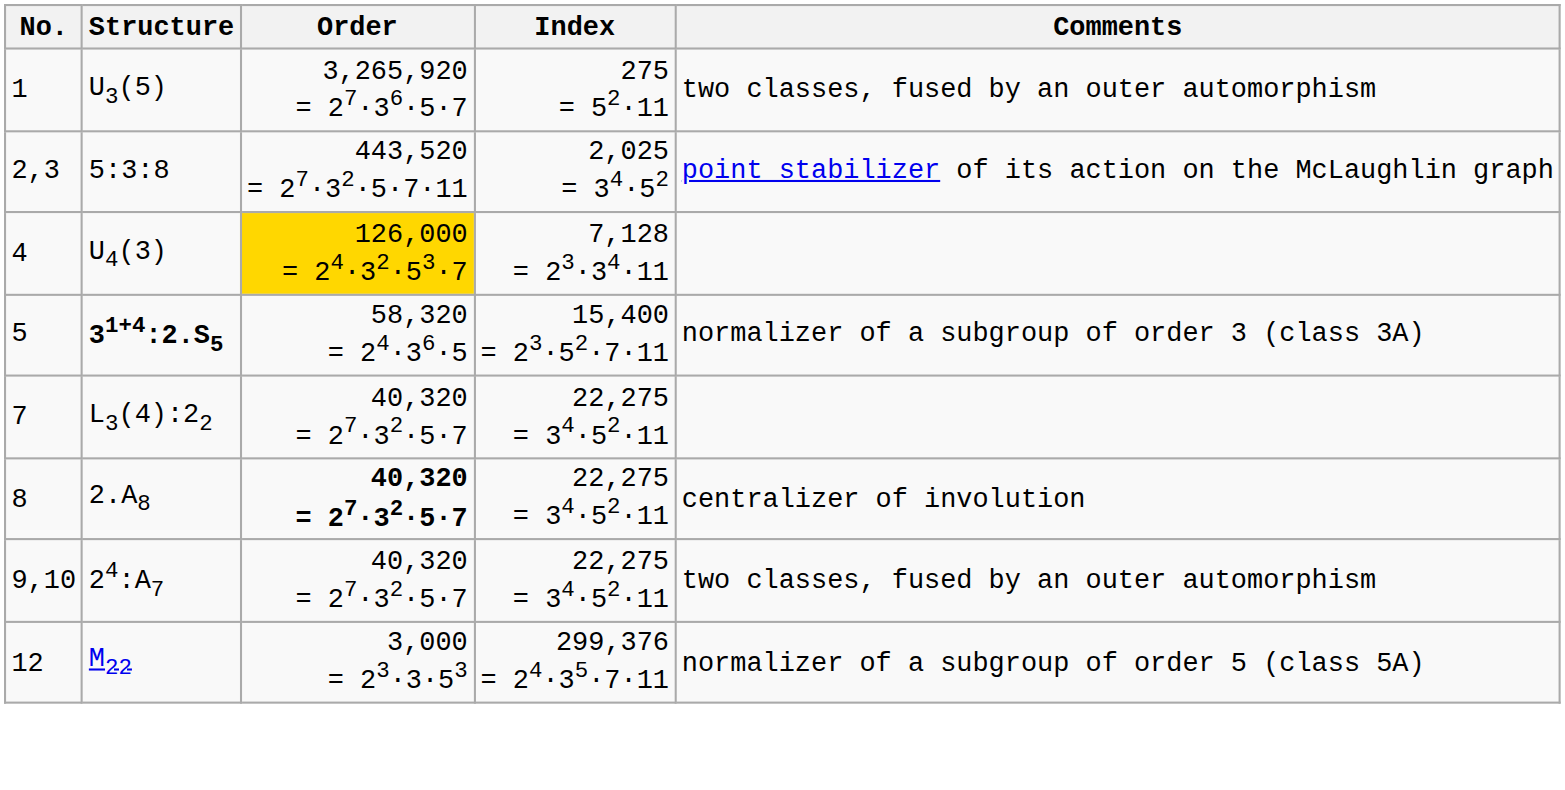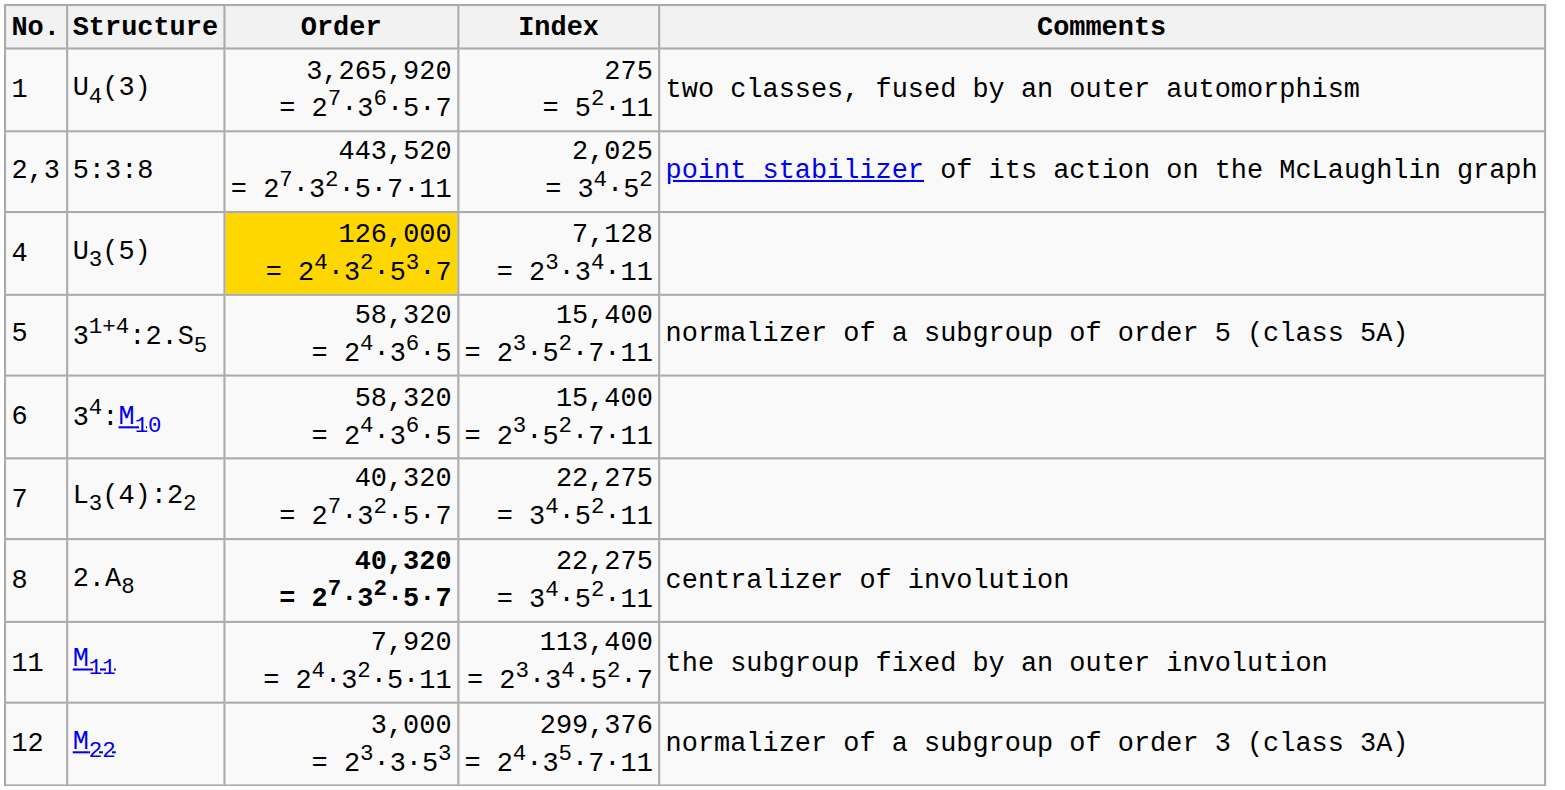(128, 90) U3(5) -> (112, 90) U4(3)
(128, 253) U4(3) -> (112, 253) U3(5)
(156, 335) bold -> (140, 335) normal
(1053, 335) normalizer of a subgroup of order 3 (class 3A) -> (1037, 335) normalizer of a subgroup of order 5 (class 5A)
+ row: (20, 417)
- row: (44, 581)
+ row: (28, 662)
(1053, 662) normalizer of a subgroup of order 5 (class 5A) -> (1037, 744) normalizer of a subgroup of order 3 (class 3A)
